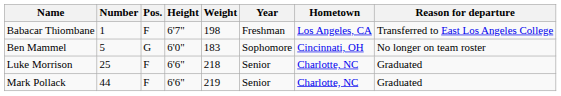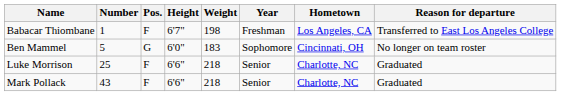(105, 82) 44 -> (105, 82) 43
(212, 82) 219 -> (212, 82) 218
